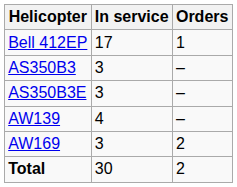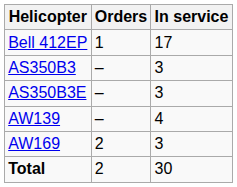columns swapped: (132, 17) <-> (202, 17)
